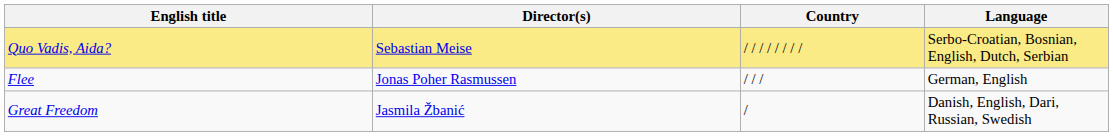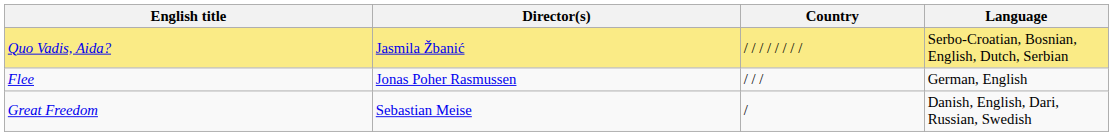(424, 47) Sebastian Meise -> (420, 47) Jasmila Žbanić
(420, 111) Jasmila Žbanić -> (424, 111) Sebastian Meise
